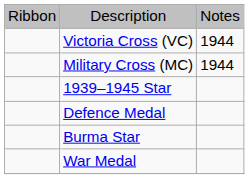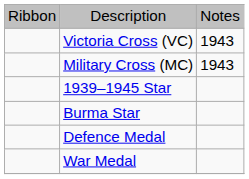(217, 40) 1944 -> (217, 40) 1943
(217, 64) 1944 -> (217, 64) 1943
rows swapped: (102, 137) <-> (114, 112)
